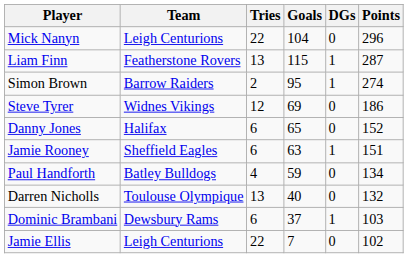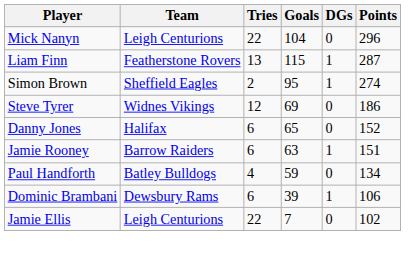(169, 83) Barrow Raiders -> (171, 83) Sheffield Eagles
(171, 151) Sheffield Eagles -> (169, 151) Barrow Raiders
- row: (53, 196)
(294, 219) 37 -> (291, 196) 39
(373, 219) 103 -> (370, 196) 106
